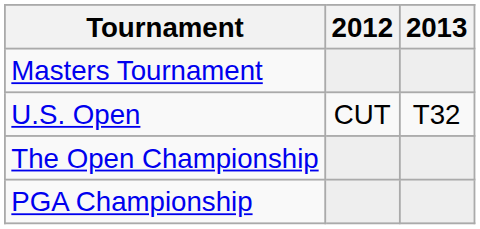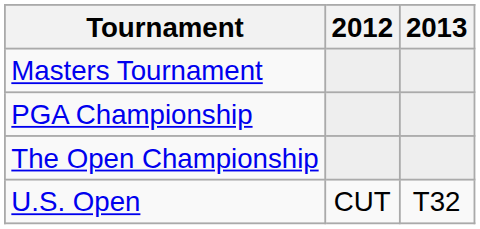rows swapped: (76, 115) <-> (132, 202)
